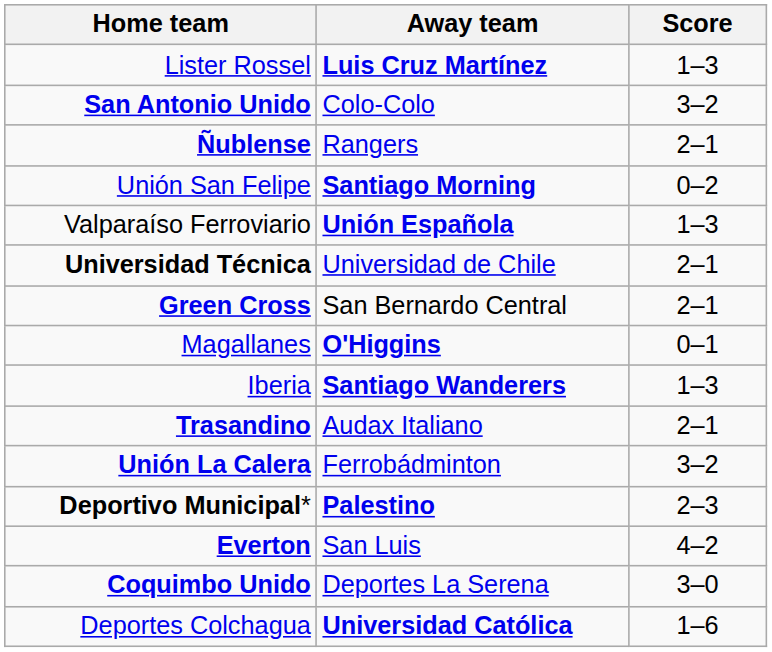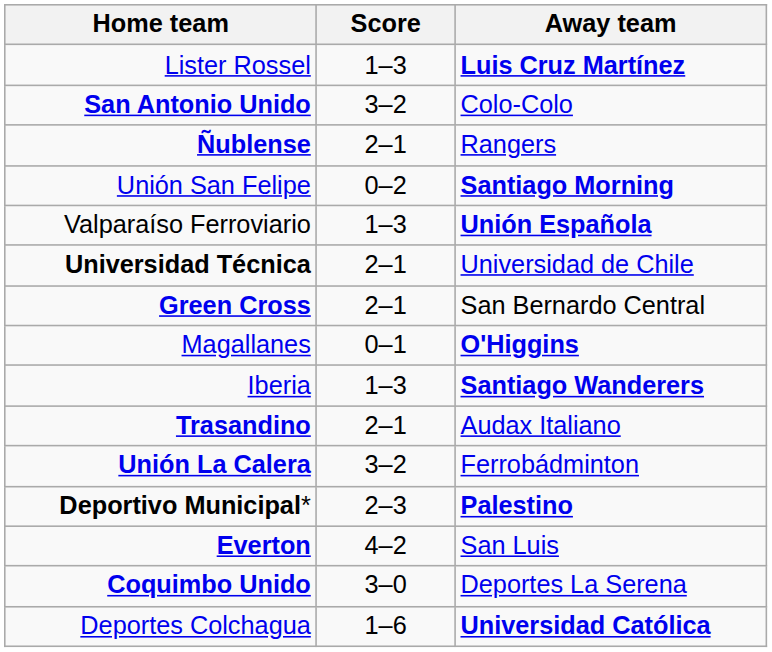columns swapped: (698, 24) <-> (473, 24)
